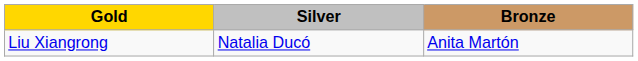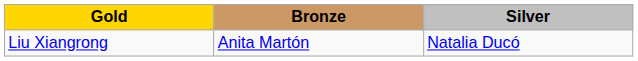columns swapped: (319, 17) <-> (528, 17)
